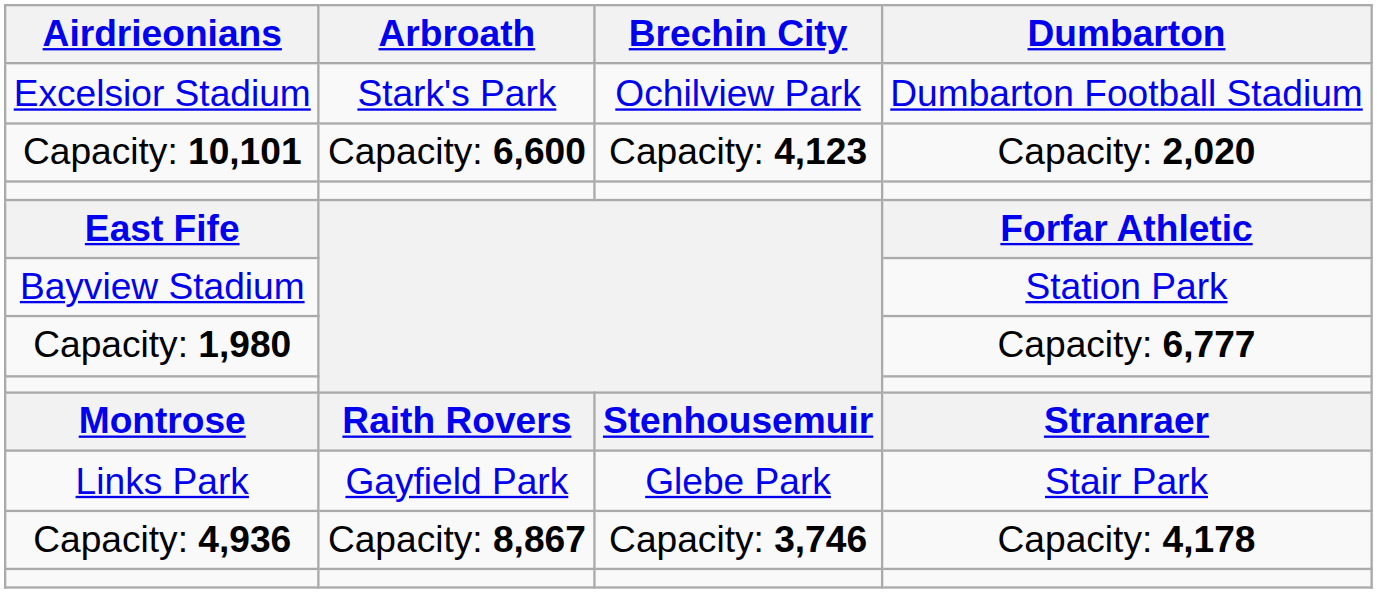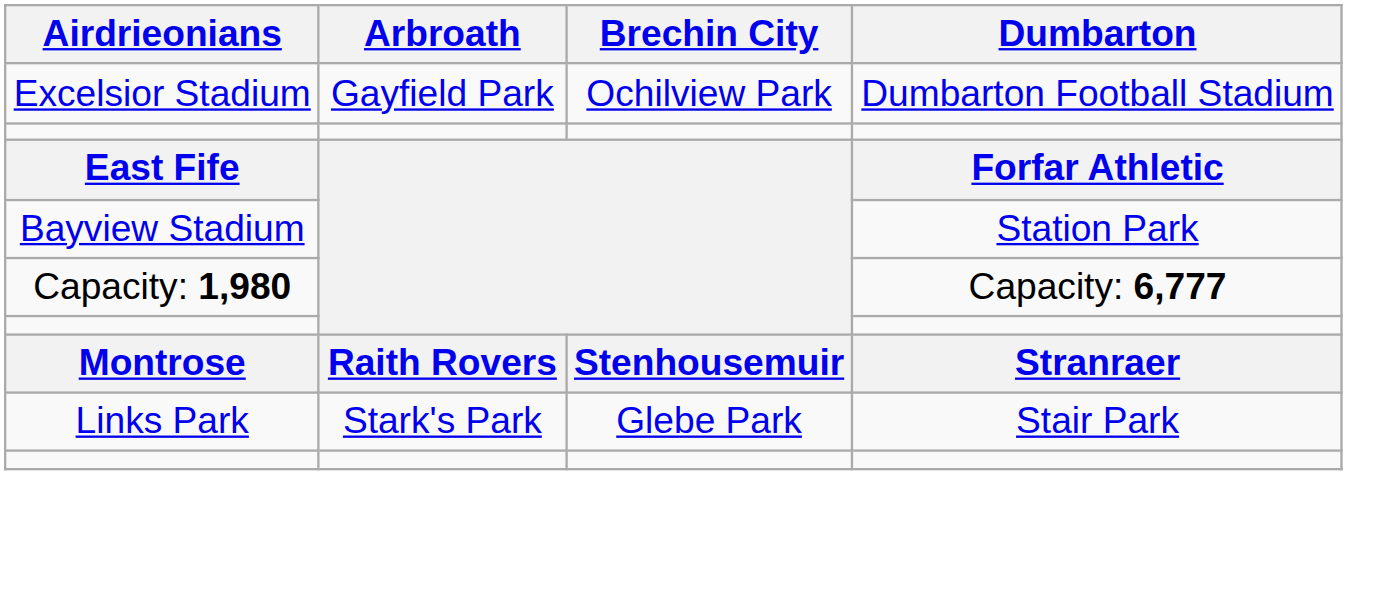(457, 92) Stark's Park -> (442, 92) Gayfield Park
- row: (162, 151)
(457, 480) Gayfield Park -> (442, 421) Stark's Park
- row: (162, 539)
